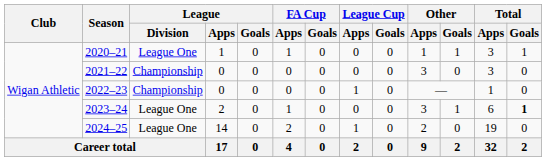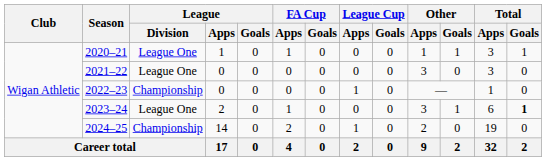(168, 71) Championship -> (168, 71) League One
(168, 128) League One -> (168, 128) Championship
